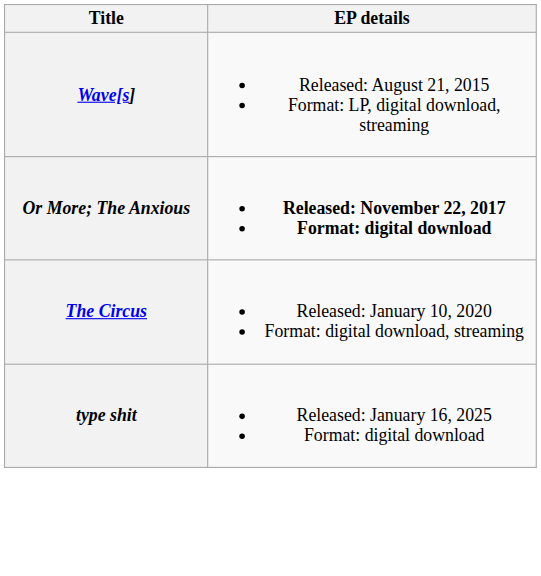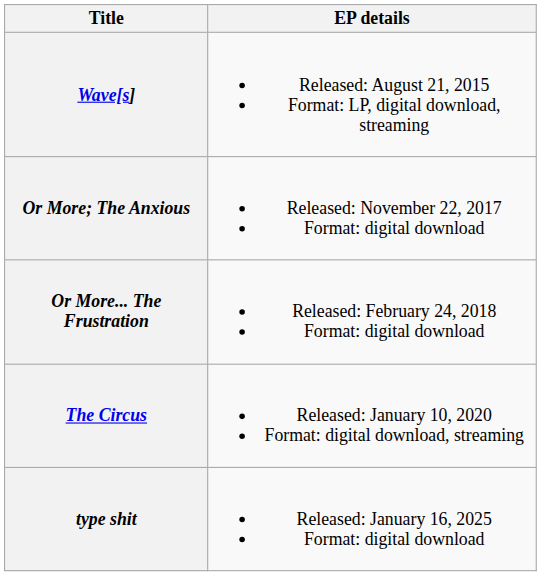(372, 218) bold -> (372, 218) normal
+ row: (106, 311)
